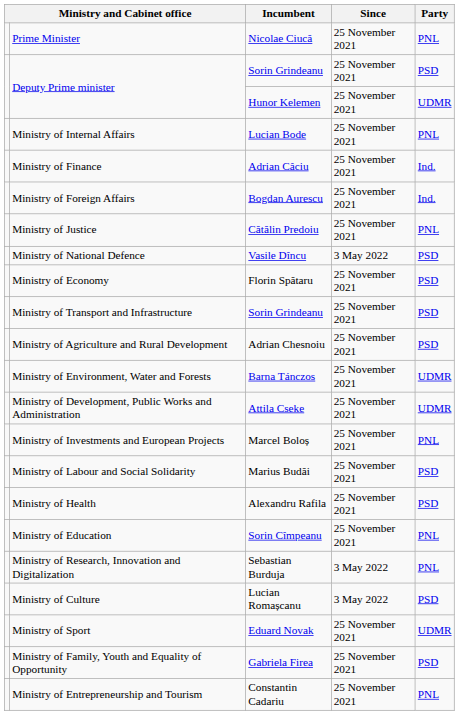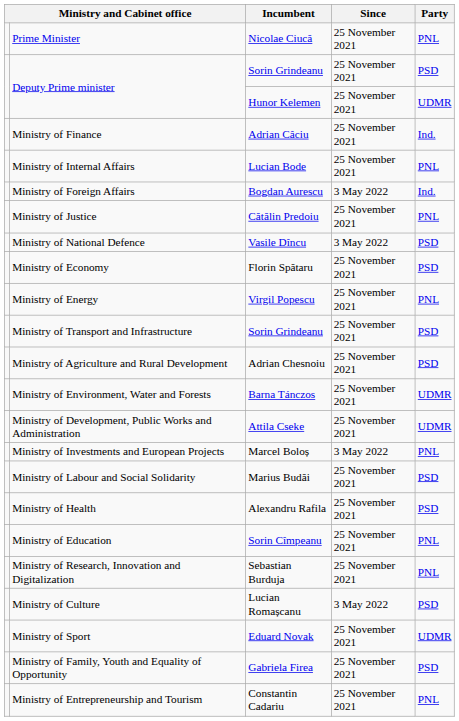rows swapped: (57, 166) <-> (73, 134)
(364, 198) 25 November 2021 -> (361, 191) 3 May 2022
+ row: (55, 299)
(364, 440) 25 November 2021 -> (361, 451) 3 May 2022
(361, 567) 3 May 2022 -> (364, 572) 25 November 2021
